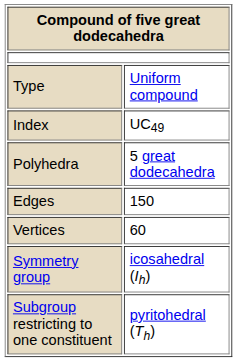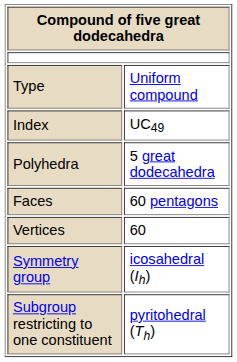+ row: (33, 201)
- row: (34, 201)
